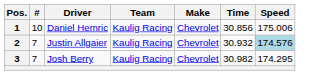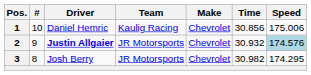(34, 43) 7 -> (34, 43) 9
(77, 43) normal -> (80, 43) bold
(143, 43) Kaulig Racing -> (151, 43) JR Motorsports
(34, 58) 7 -> (34, 58) 8
(143, 58) Kaulig Racing -> (151, 58) JR Motorsports
